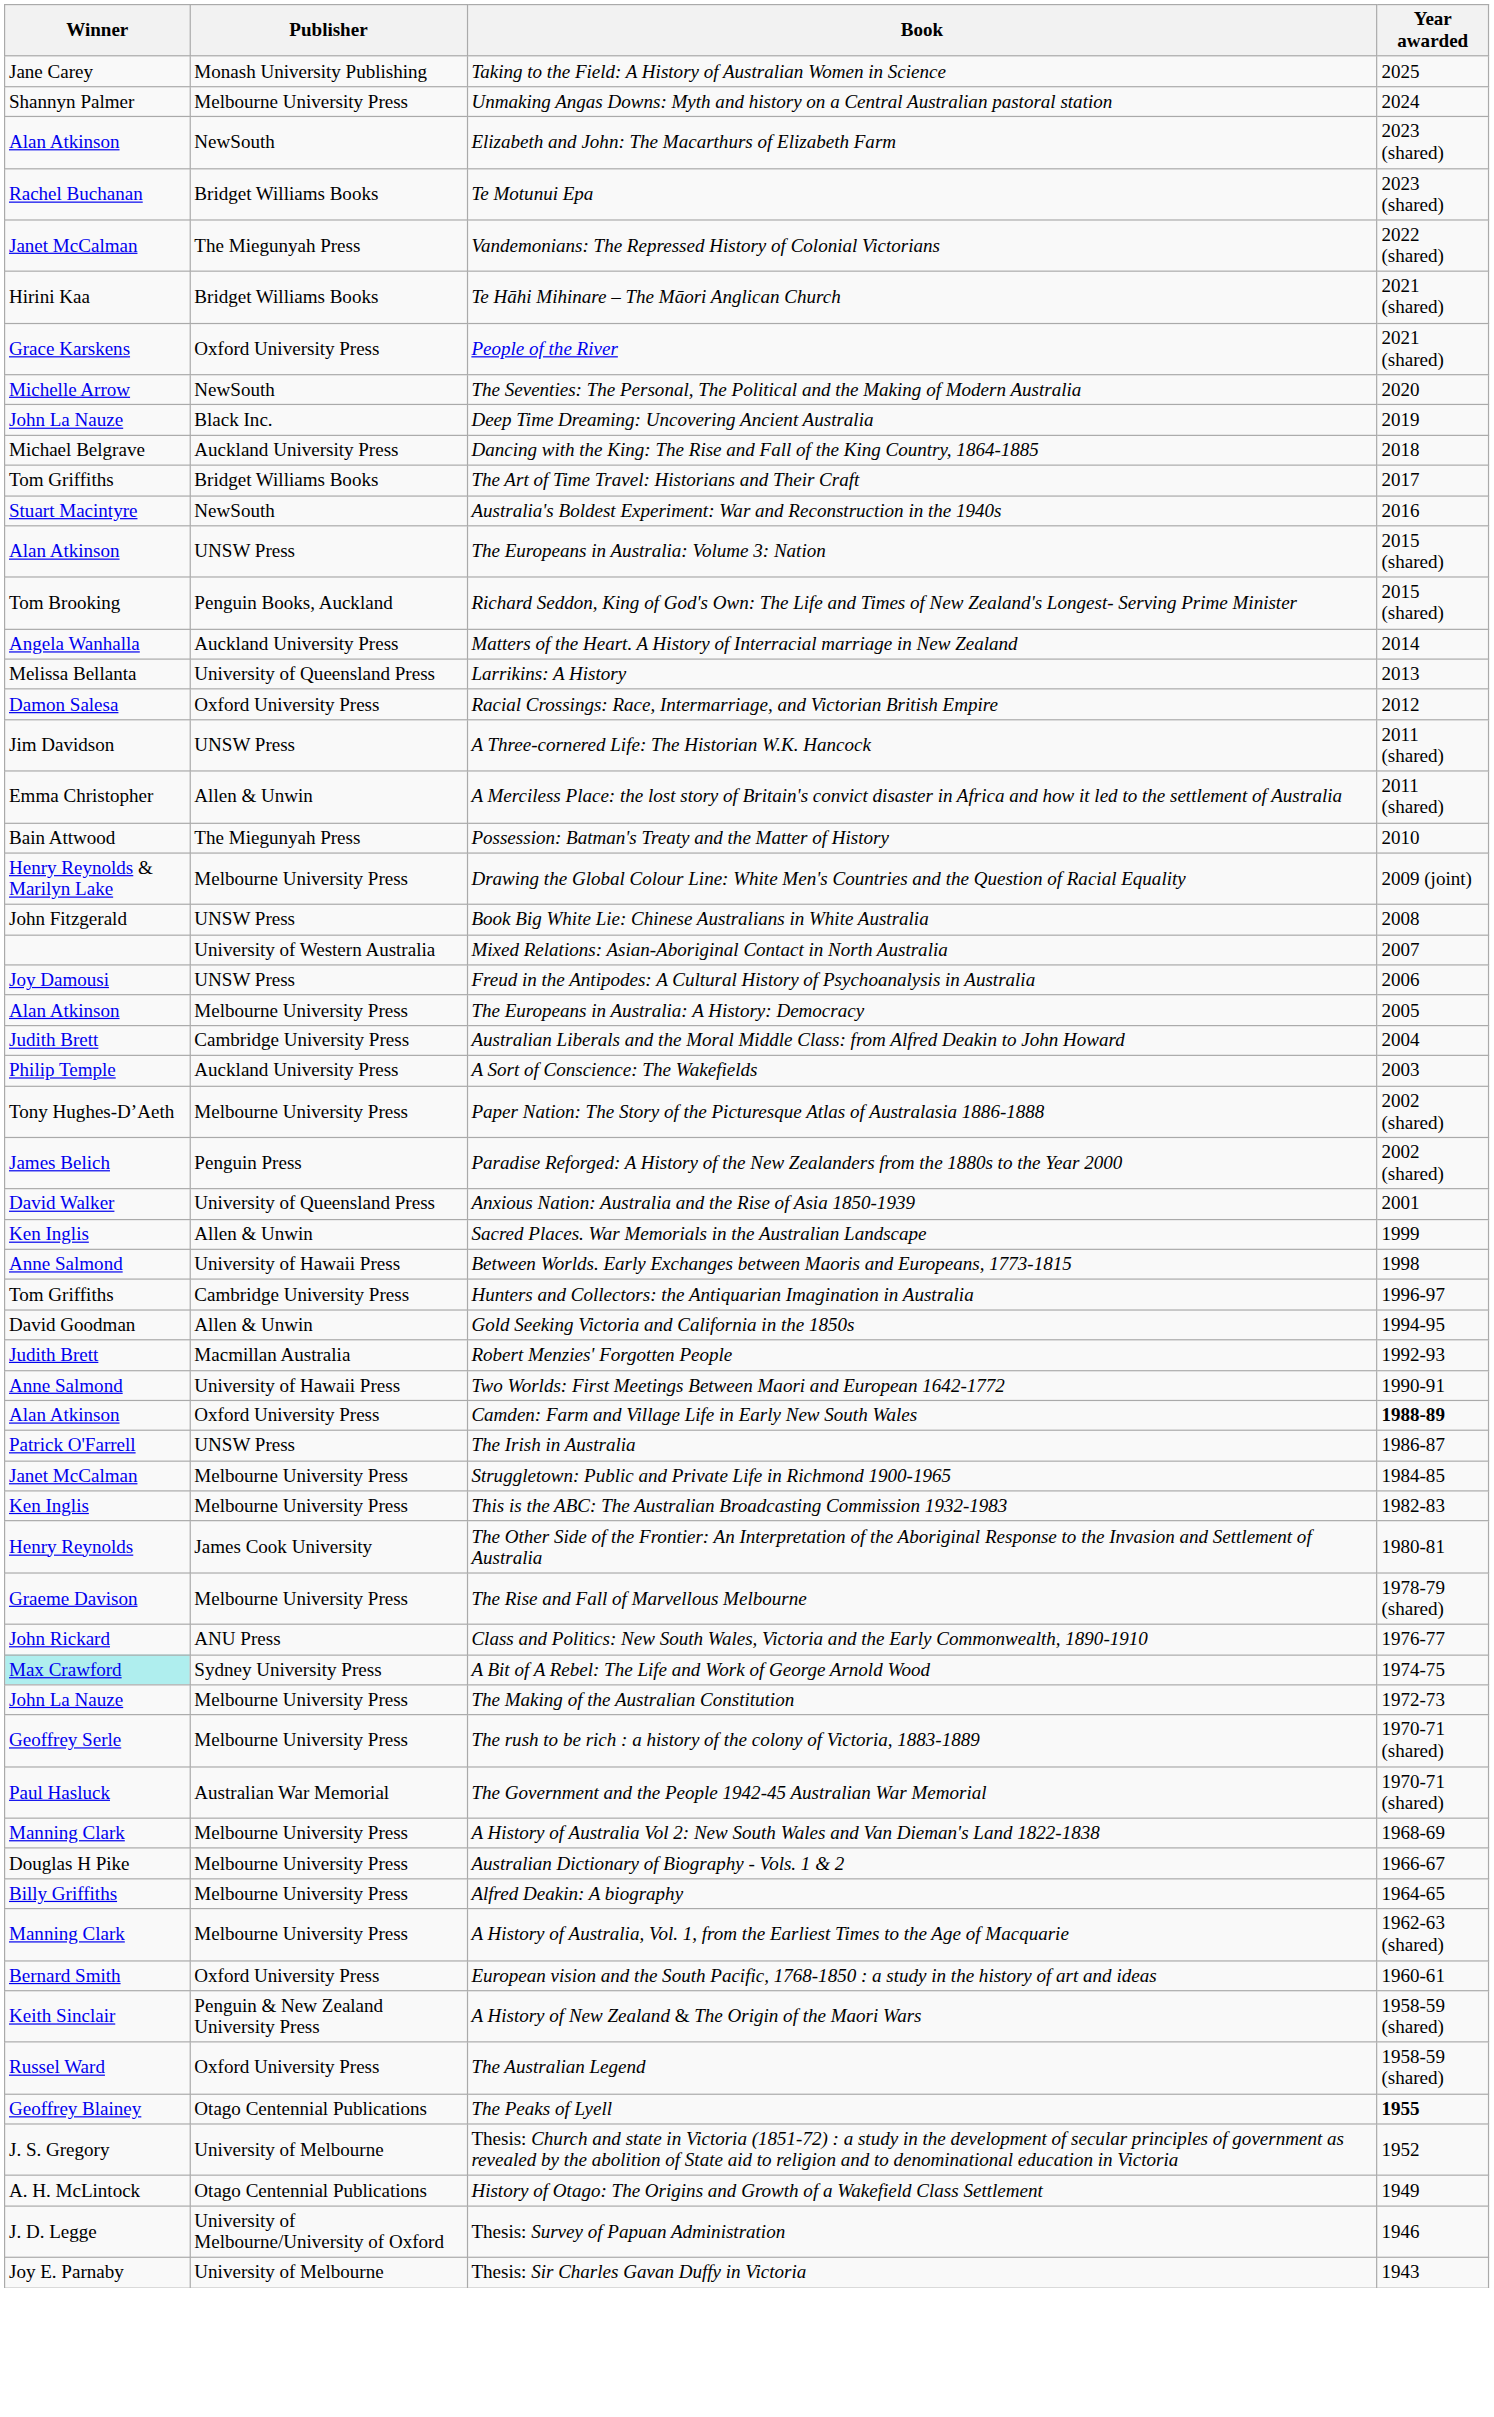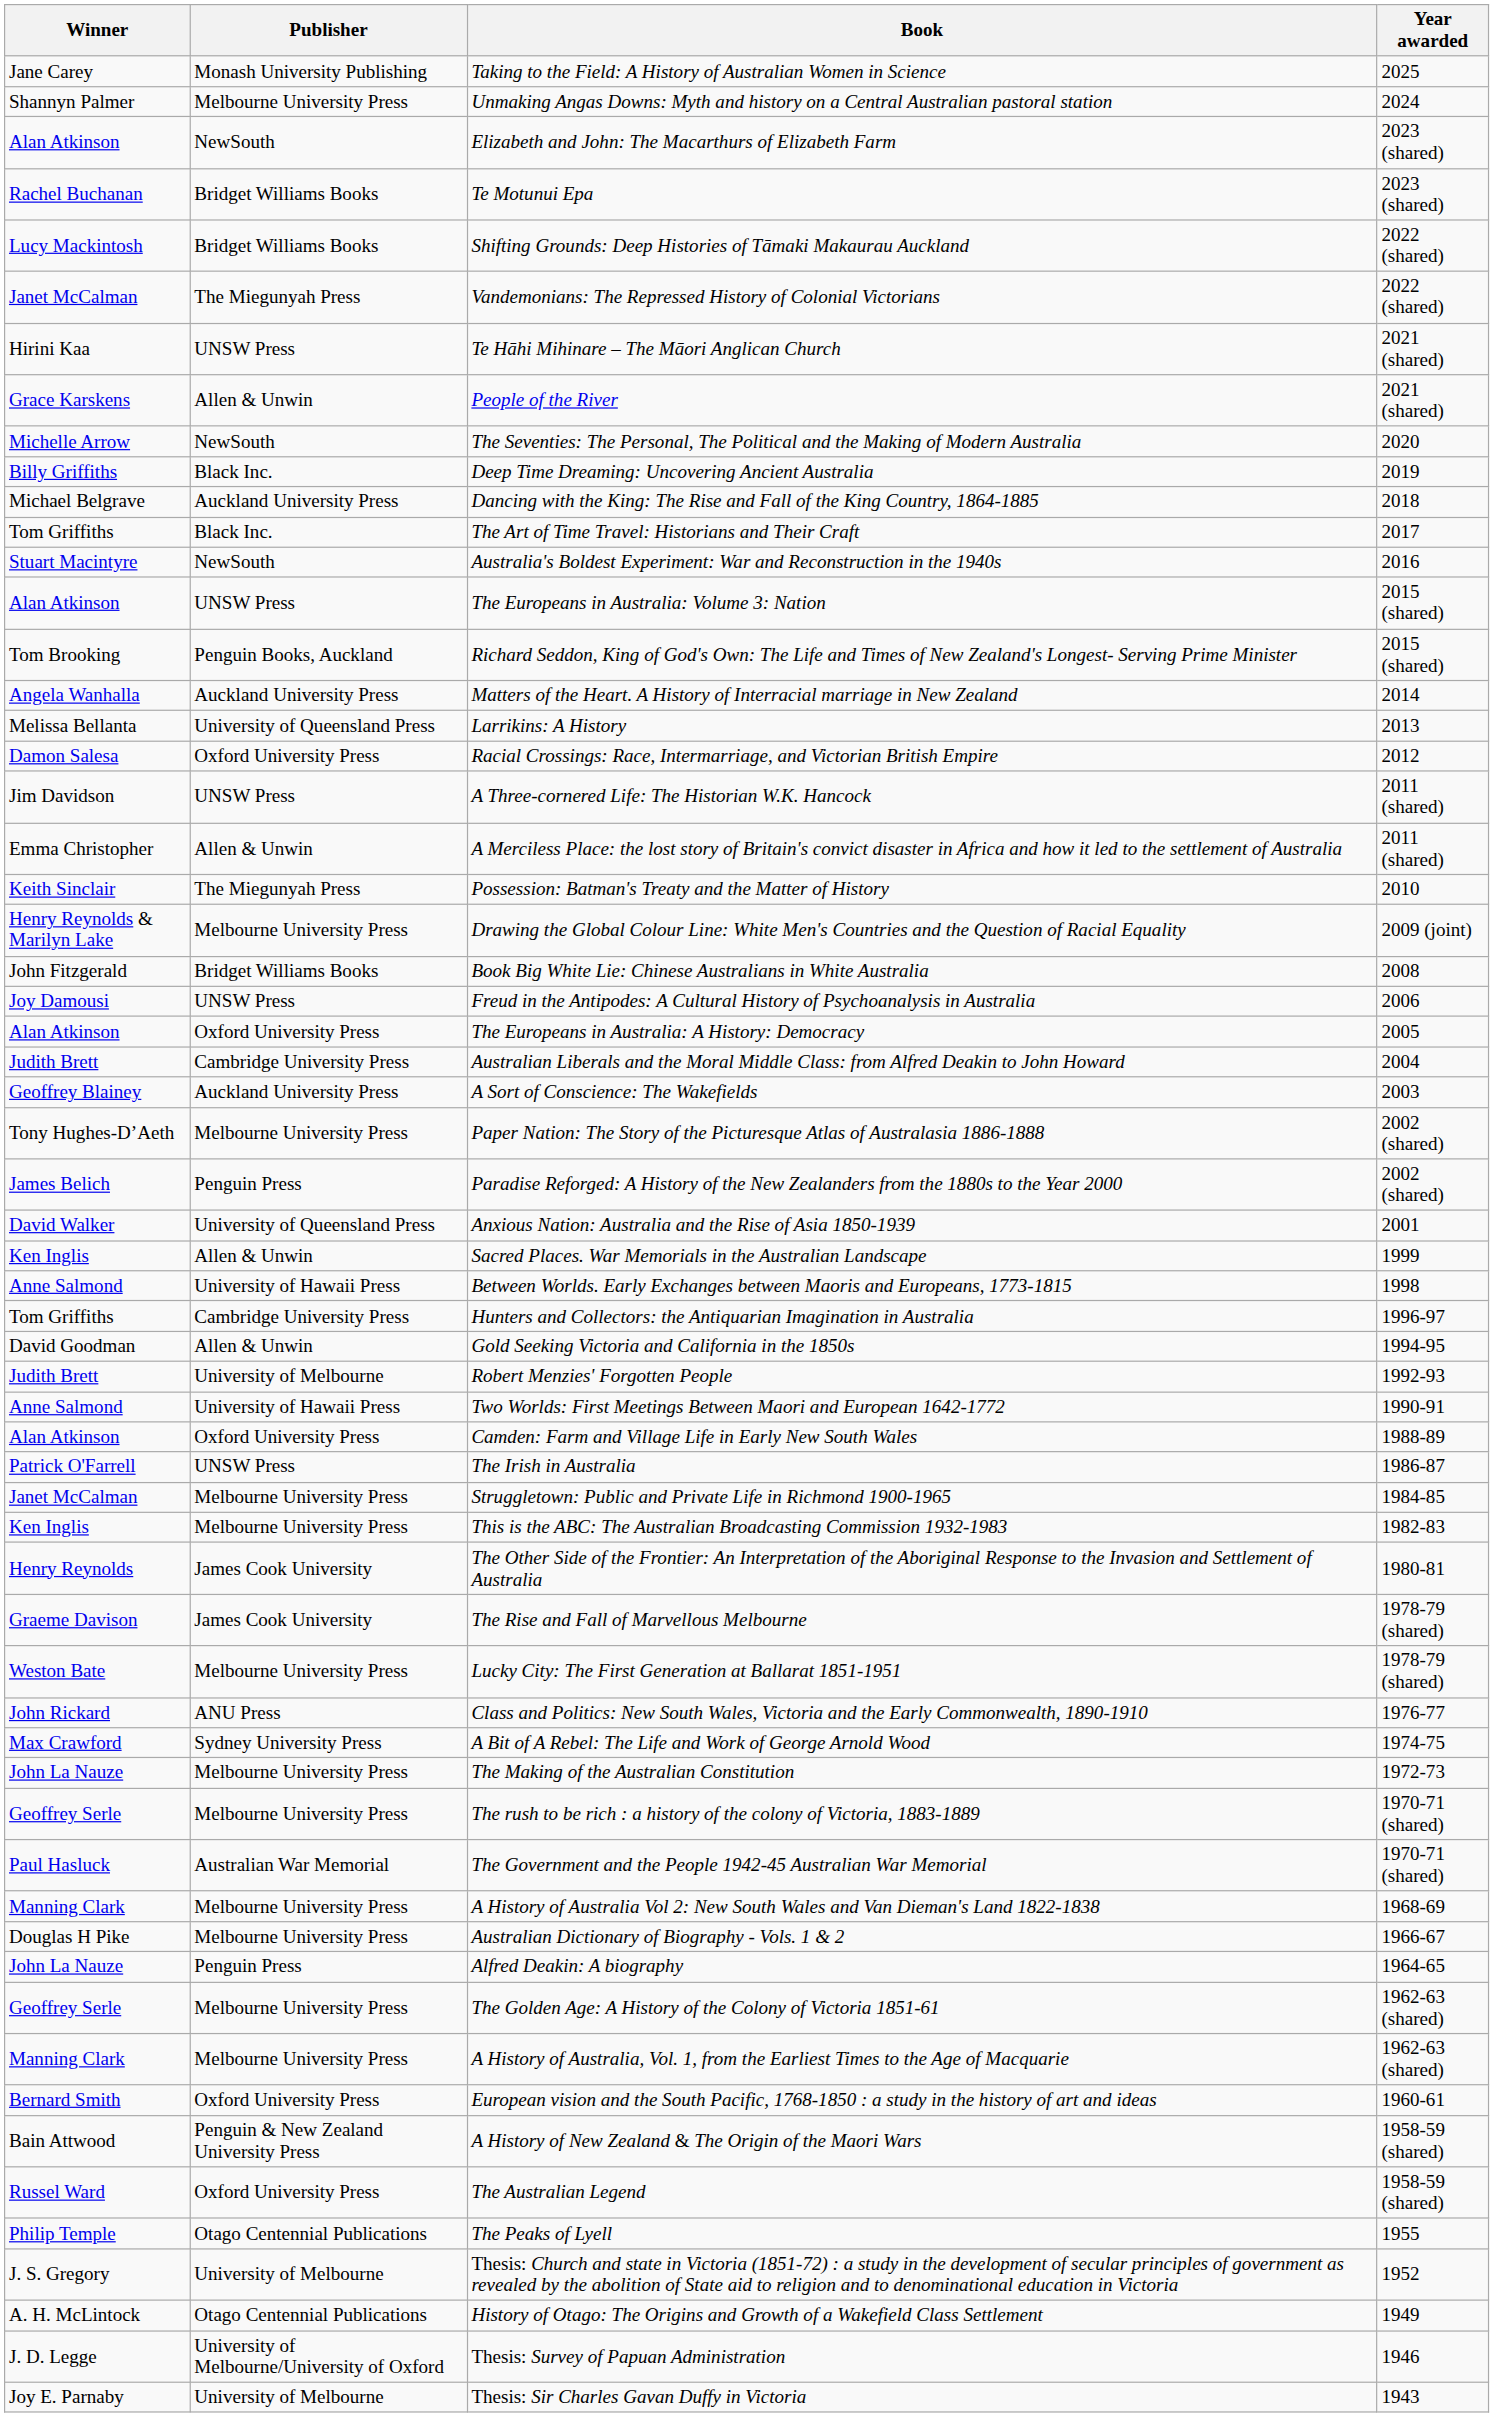+ row: (720, 245)
(286, 297) Bridget Williams Books -> (245, 348) UNSW Press
(287, 348) Oxford University Press -> (254, 400) Allen & Unwin
(66, 419) John La Nauze -> (63, 471) Billy Griffiths
(286, 480) Bridget Williams Books -> (233, 531) Black Inc.
(62, 837) Bain Attwood -> (62, 889) Keith Sinclair
(245, 919) UNSW Press -> (286, 971) Bridget Williams Books
- row: (710, 949)
(301, 1010) Melbourne University Press -> (287, 1031) Oxford University Press
(62, 1070) Philip Temple -> (75, 1091) Geoffrey Blainey
(272, 1354) Macmillan Australia -> (289, 1376) University of Melbourne
(1413, 1415) bold -> (1413, 1436) normal
(301, 1598) Melbourne University Press -> (283, 1619) James Cook University
+ row: (686, 1671)
(65, 1669) paleturquoise background -> (65, 1742) no background
(63, 1893) Billy Griffiths -> (66, 1966) John La Nauze
(301, 1893) Melbourne University Press -> (248, 1966) Penguin Press
+ row: (705, 2007)
(62, 2016) Keith Sinclair -> (62, 2140) Bain Attwood
(75, 2108) Geoffrey Blainey -> (62, 2233) Philip Temple
(1400, 2108) bold -> (1400, 2233) normal
